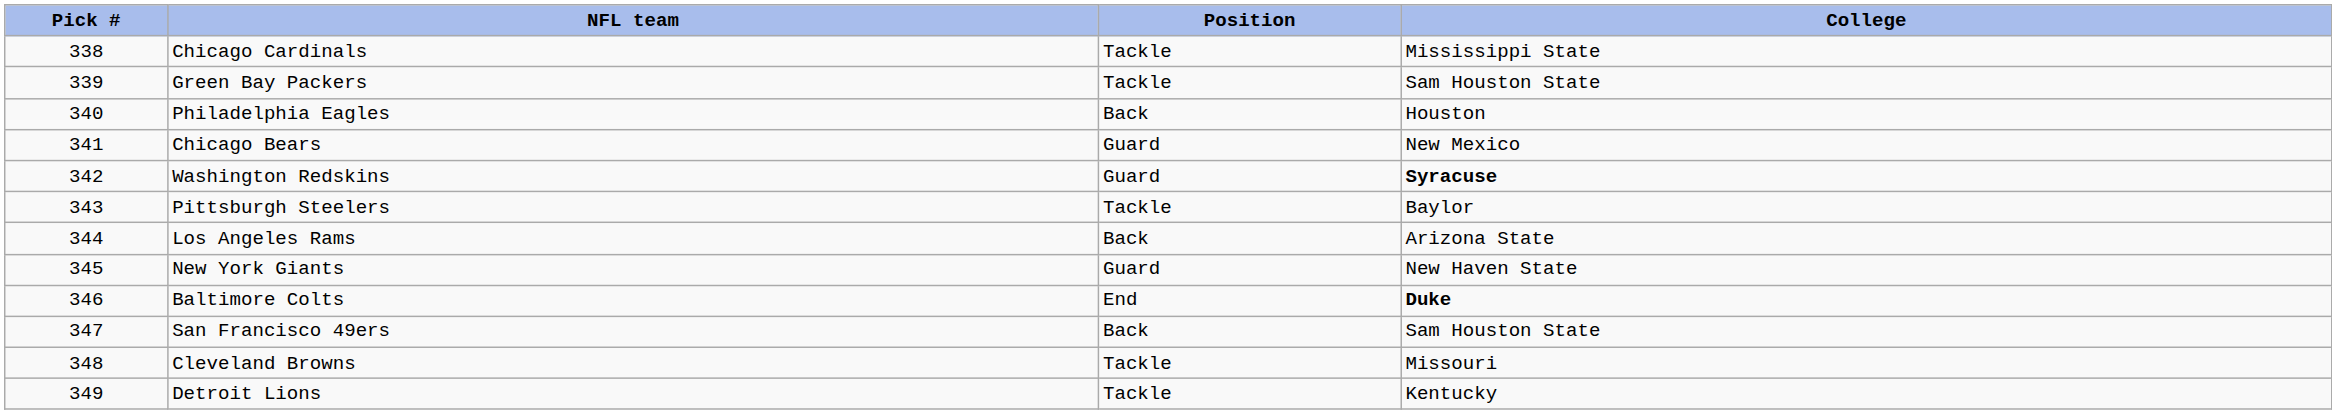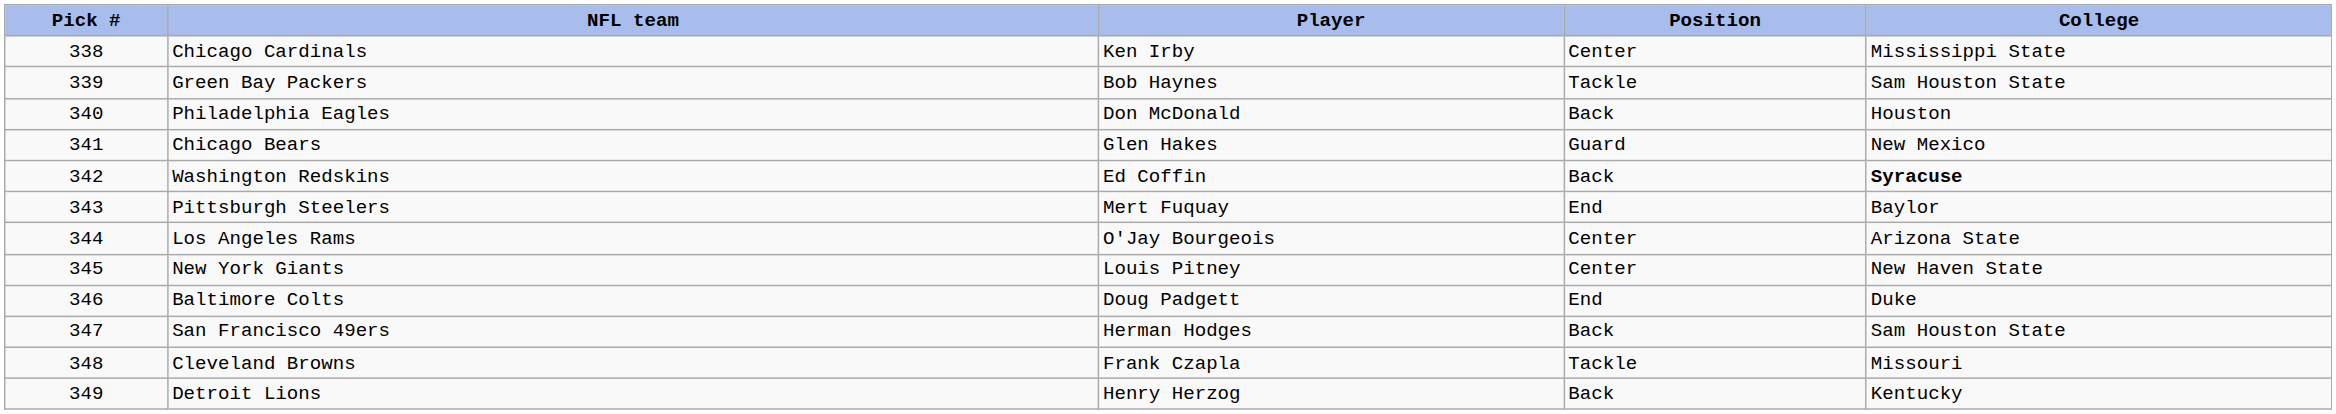+ column: (1331, 20)
(1137, 51) Tackle -> (1603, 51) Center
(1132, 176) Guard -> (1591, 176) Back
(1137, 207) Tackle -> (1586, 207) End
(1126, 238) Back -> (1603, 238) Center
(1132, 269) Guard -> (1603, 269) Center
(1428, 301) bold -> (1894, 301) normal
(1137, 394) Tackle -> (1591, 394) Back
